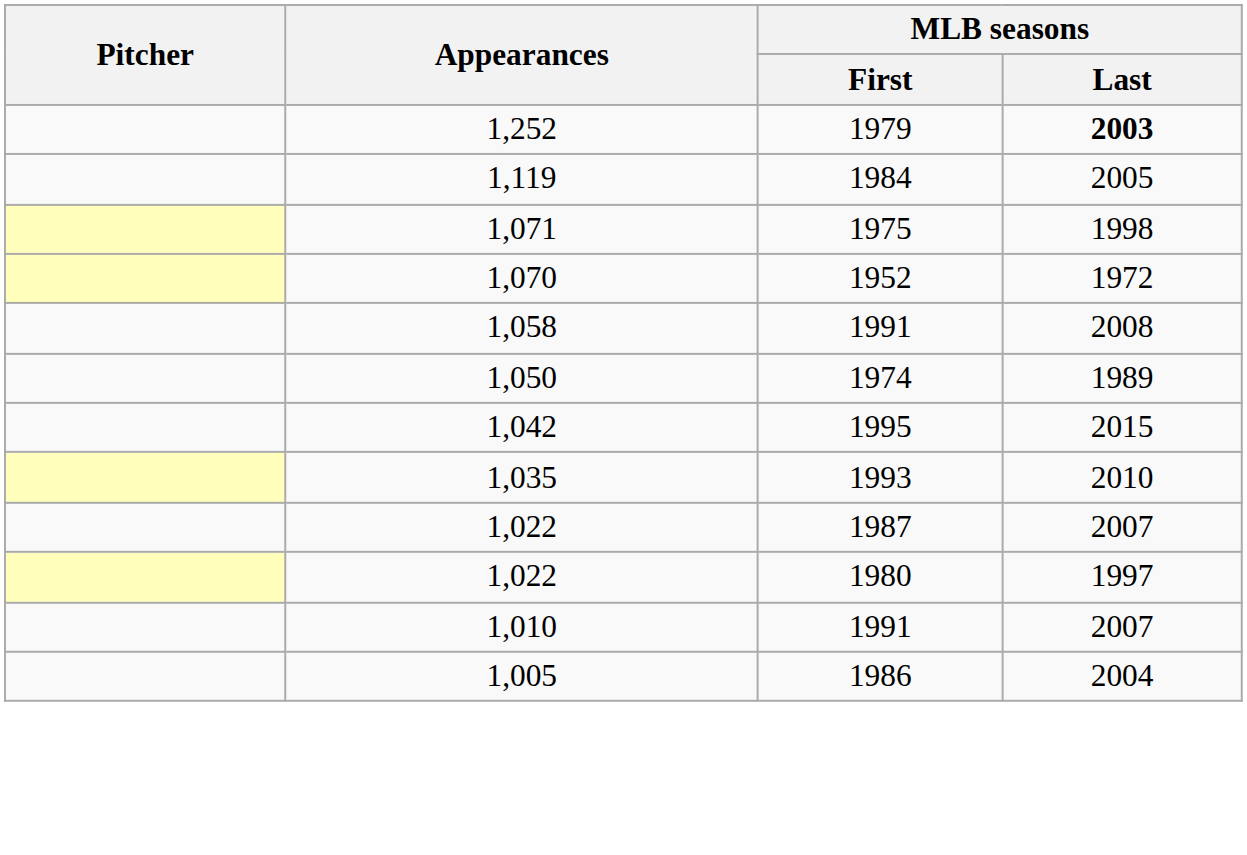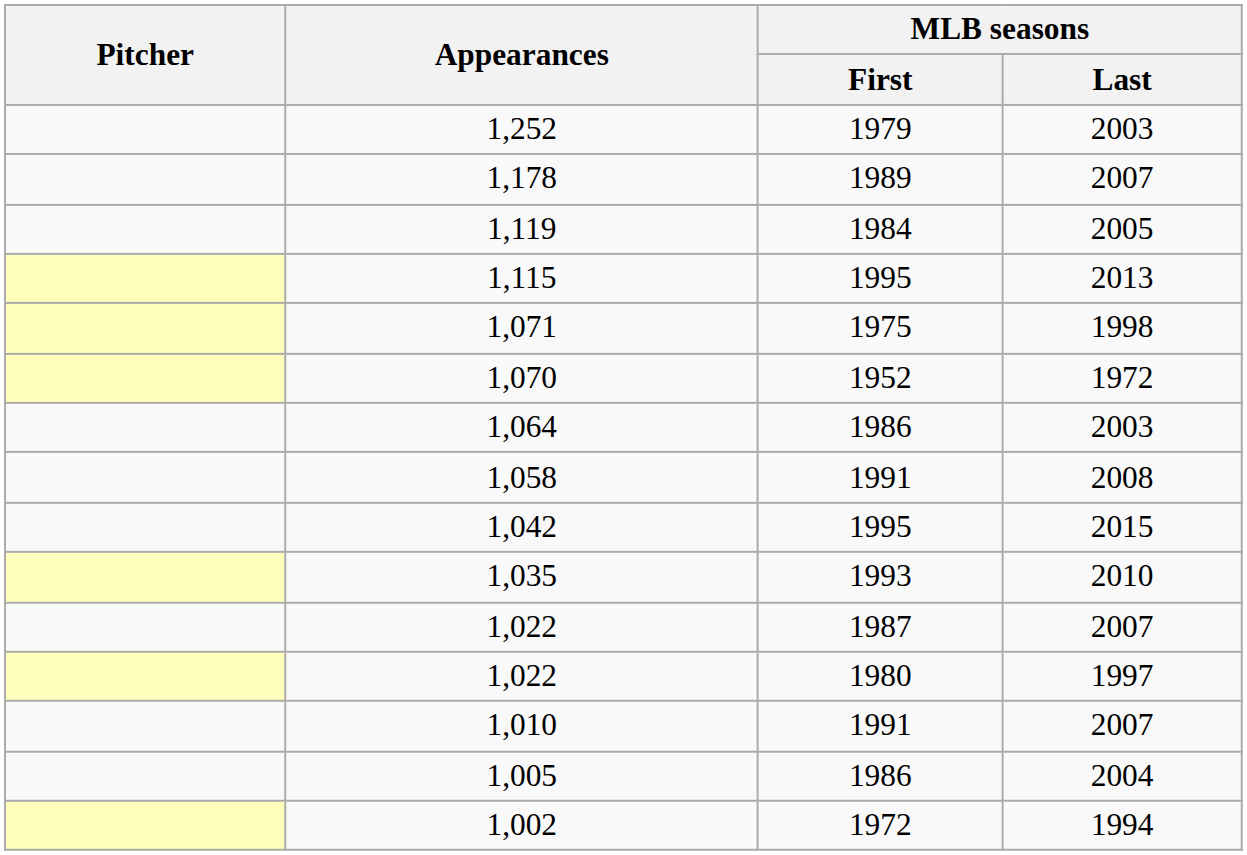(1122, 128) bold -> (1122, 128) normal
+ row: (522, 178)
+ row: (522, 278)
+ row: (522, 427)
- row: (522, 377)
+ row: (522, 825)
